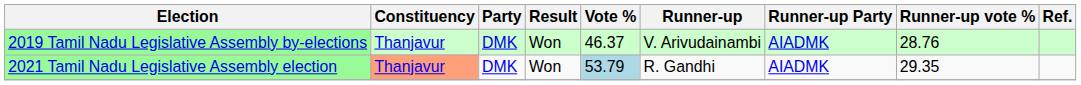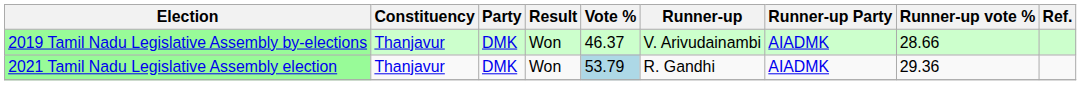(920, 42) 28.76 -> (920, 42) 28.66
(410, 67) lightsalmon background -> (410, 67) no background
(920, 67) 29.35 -> (920, 67) 29.36
